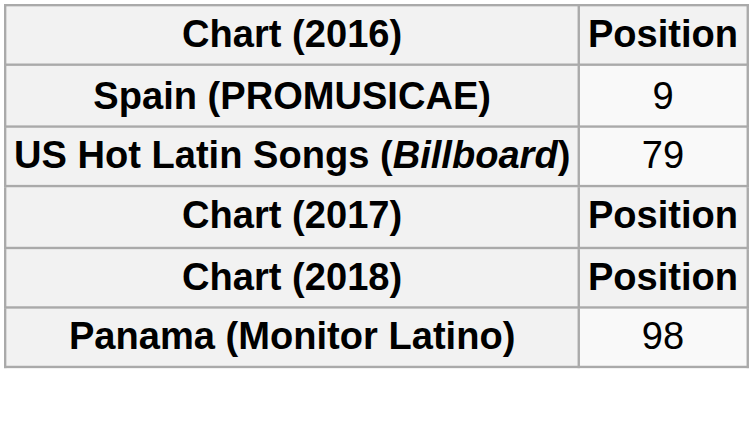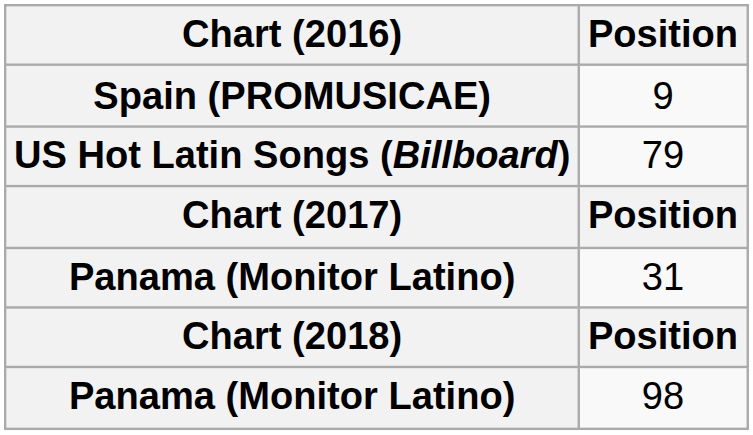+ row: (663, 276)
